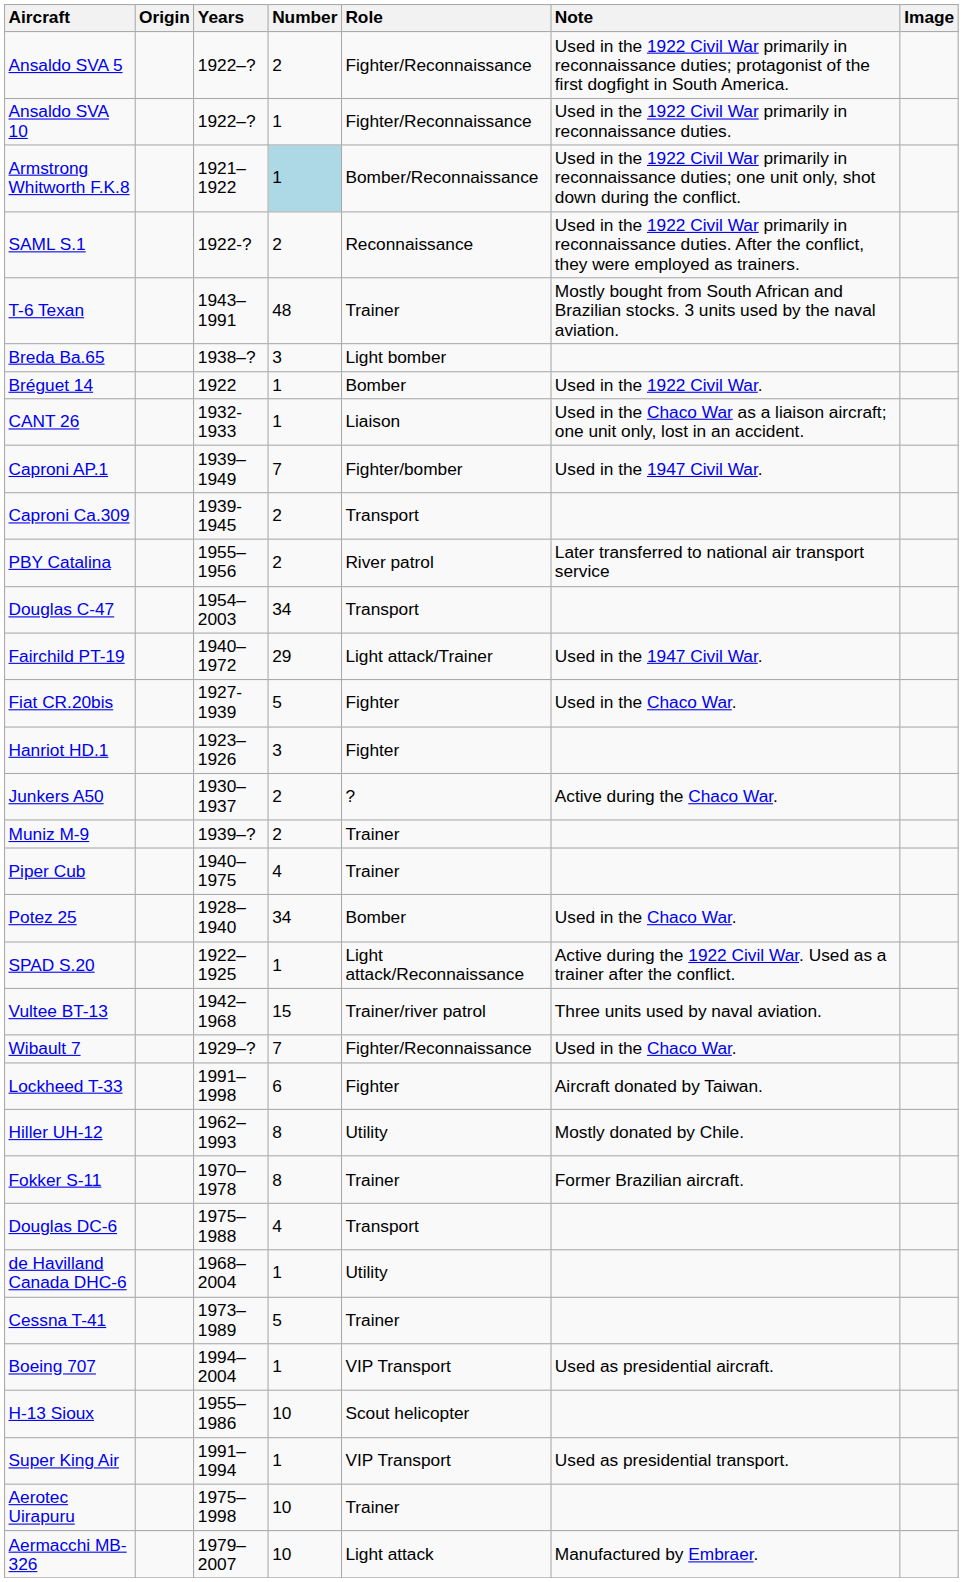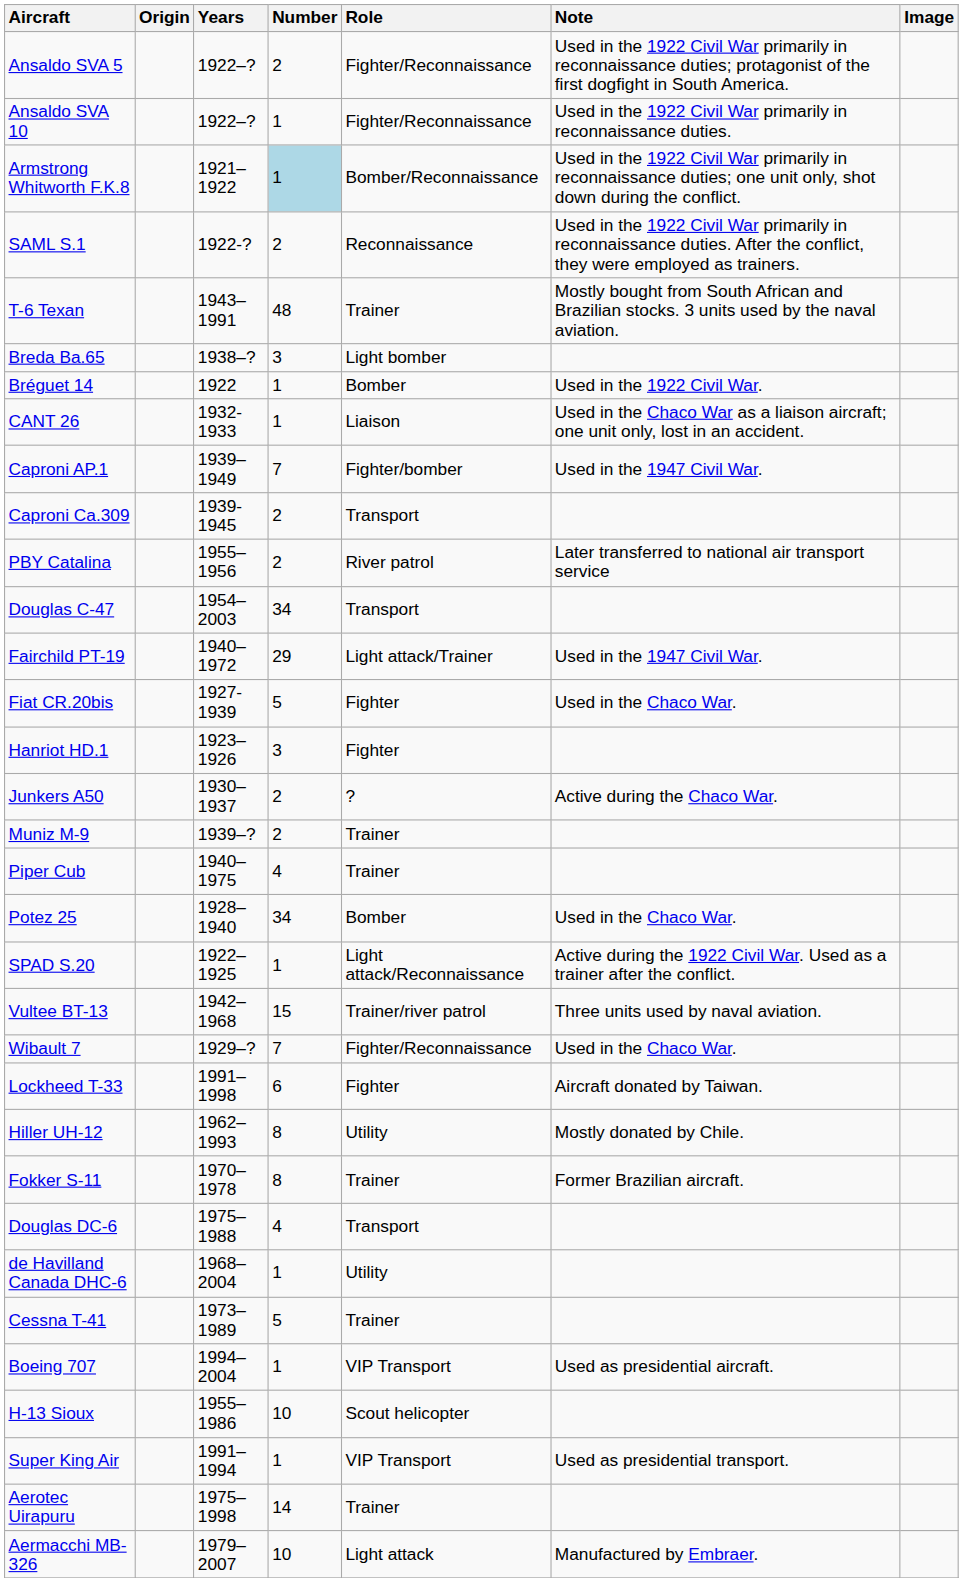(282, 1507) 10 -> (282, 1507) 14
